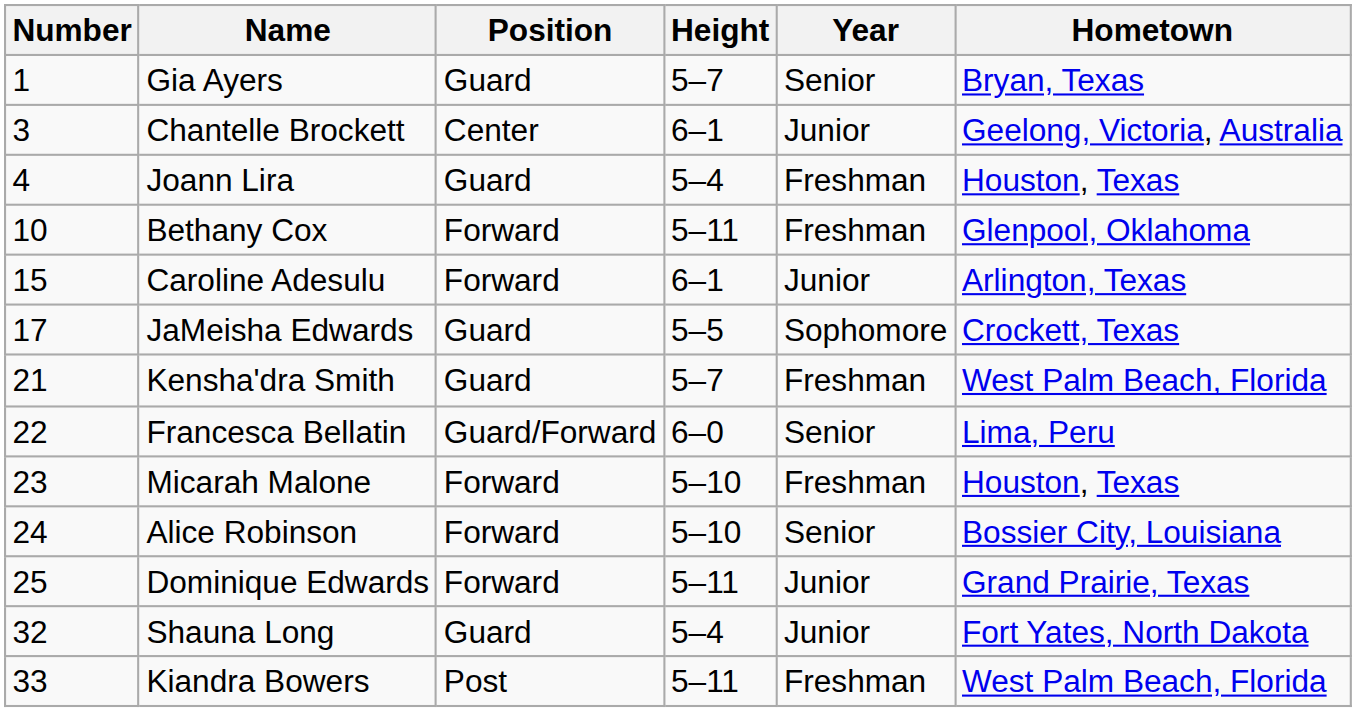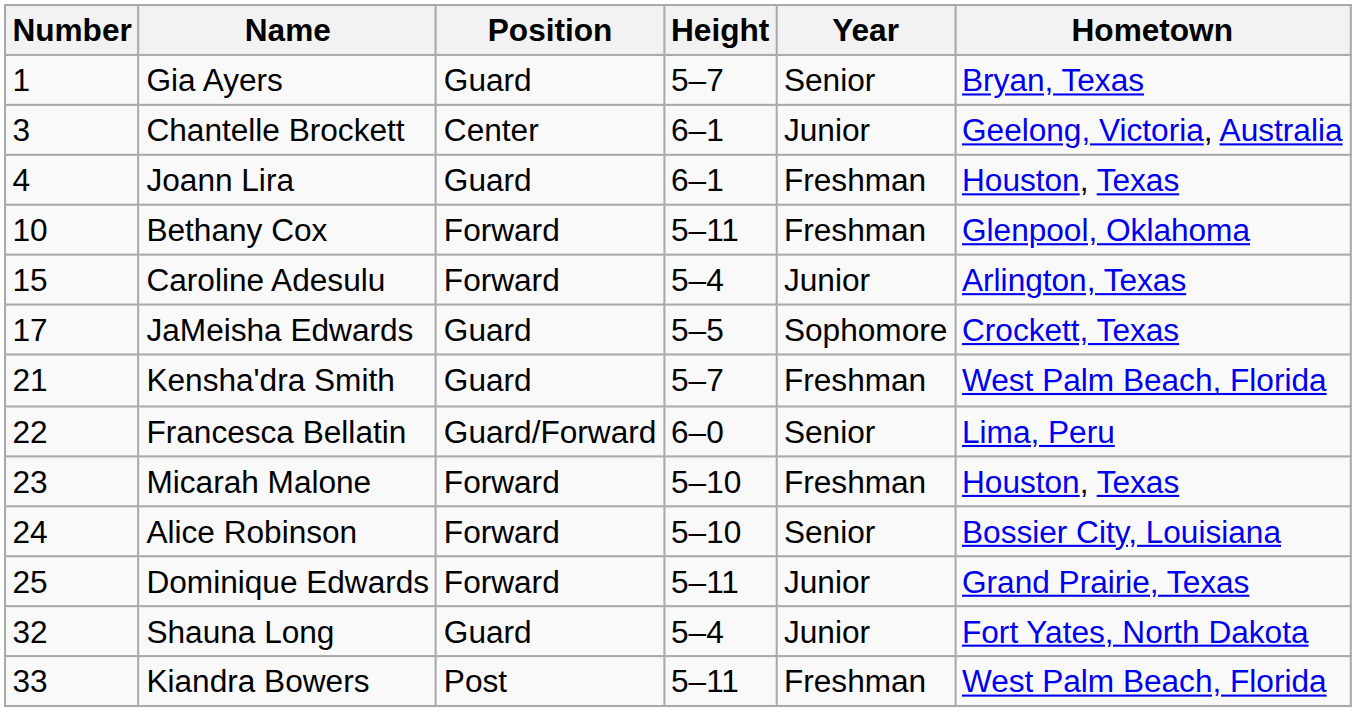(697, 180) 5–4 -> (697, 180) 6–1
(697, 281) 6–1 -> (697, 281) 5–4
